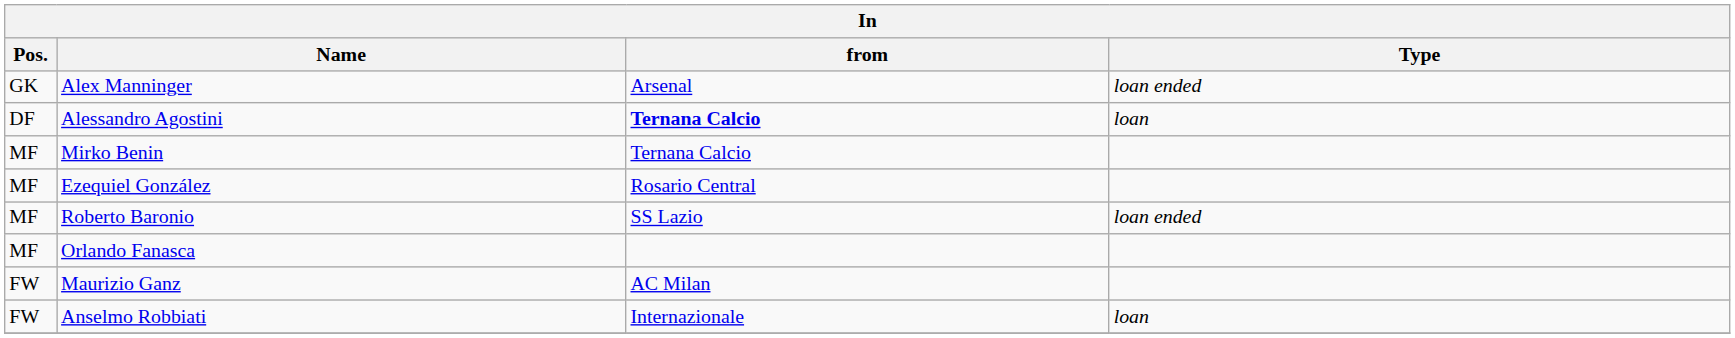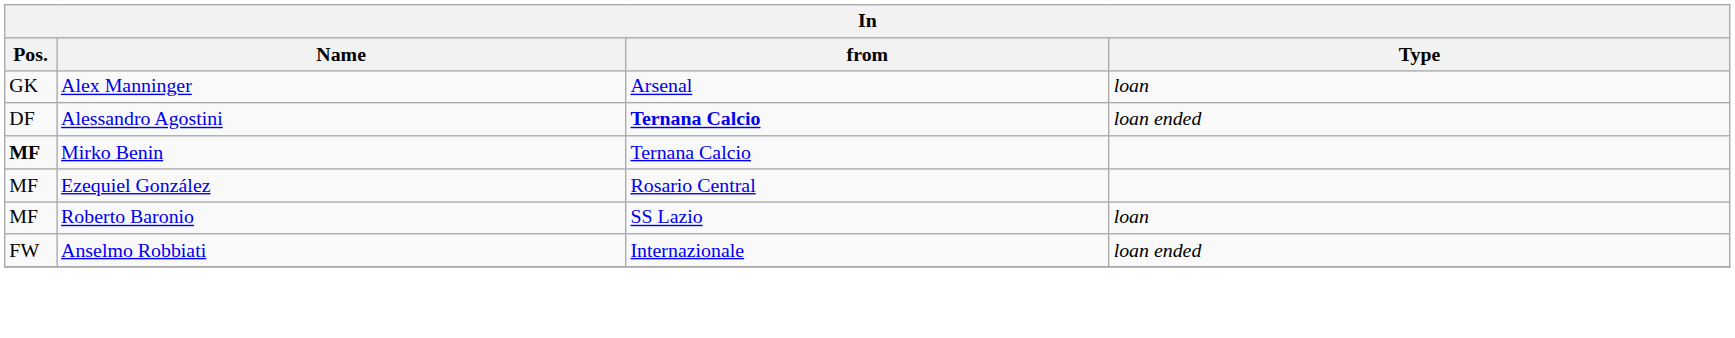(1157, 86) loan ended -> (1131, 86) loan
(1131, 119) loan -> (1157, 119) loan ended
(24, 152) normal -> (25, 152) bold
(1157, 217) loan ended -> (1131, 217) loan
- row: (128, 250)
- row: (121, 283)
(1131, 316) loan -> (1157, 250) loan ended
